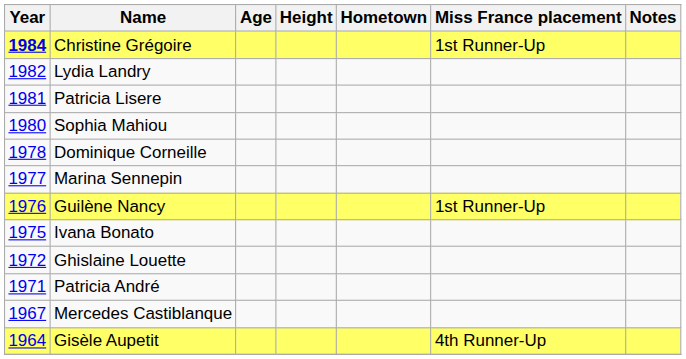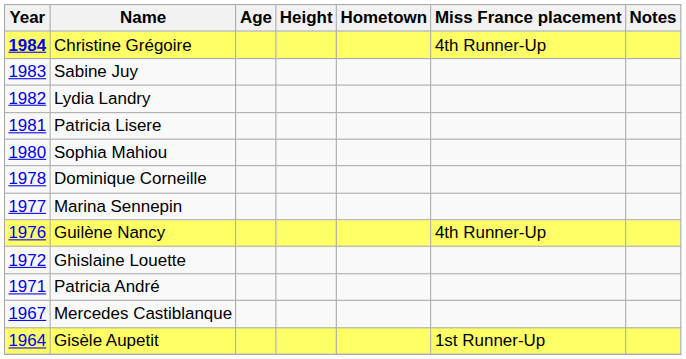(490, 44) 1st Runner-Up -> (491, 44) 4th Runner-Up
+ row: (96, 71)
(490, 206) 1st Runner-Up -> (491, 233) 4th Runner-Up
- row: (104, 233)
(491, 340) 4th Runner-Up -> (490, 340) 1st Runner-Up
